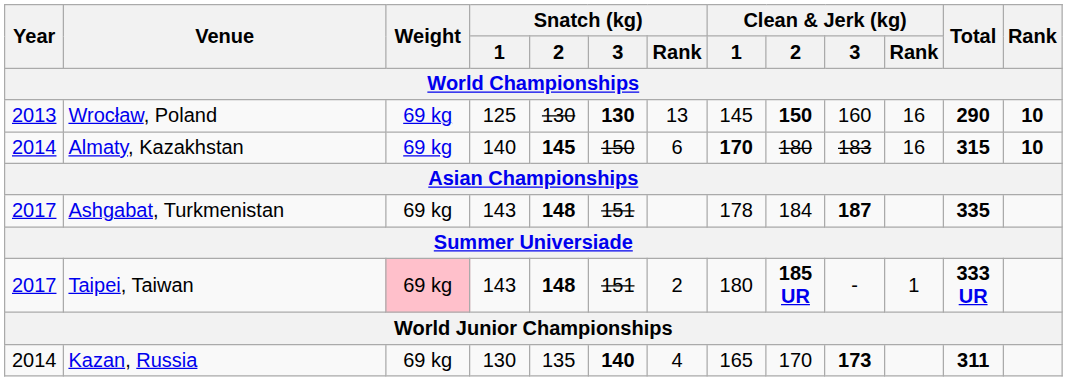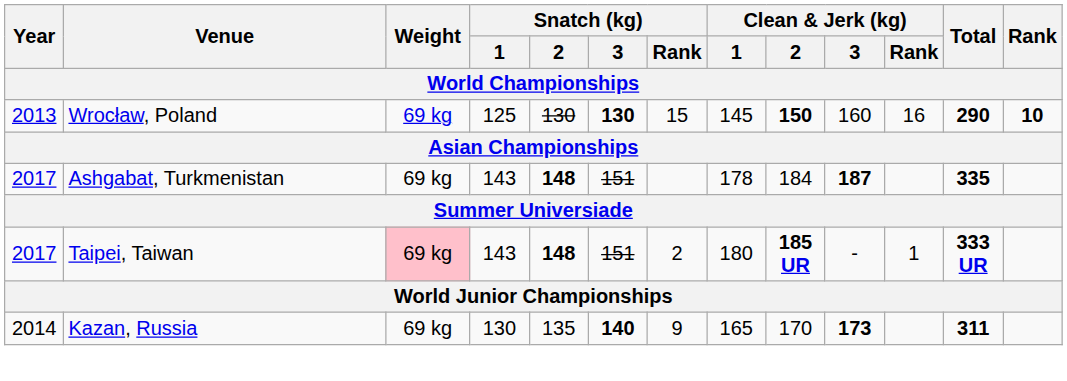(677, 115) 13 -> (677, 115) 15
- row: (156, 147)
(677, 360) 4 -> (677, 328) 9
